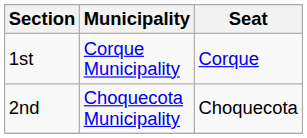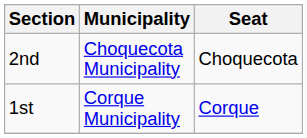rows swapped: (21, 58) <-> (24, 108)
